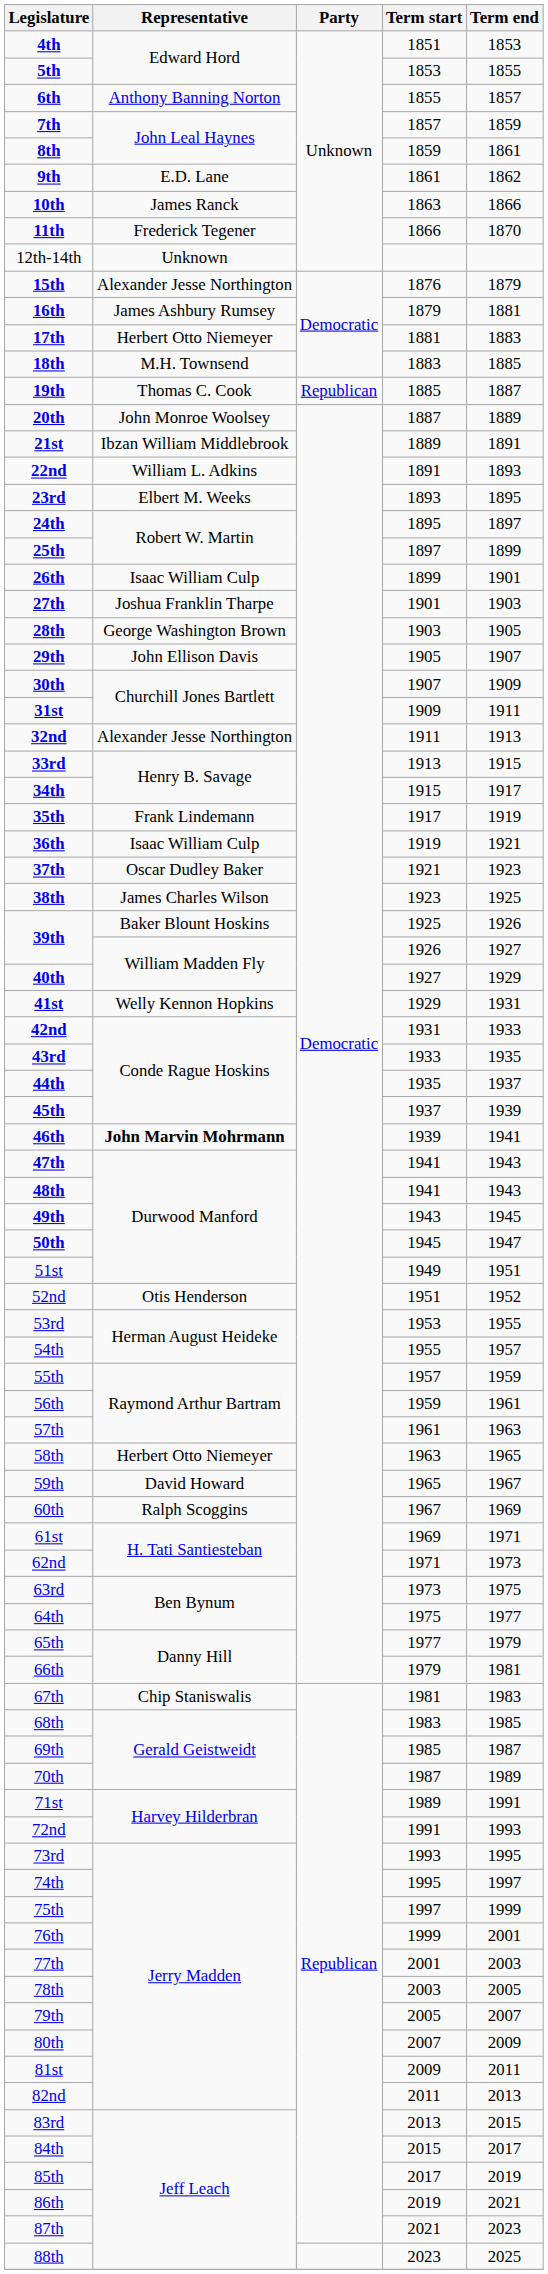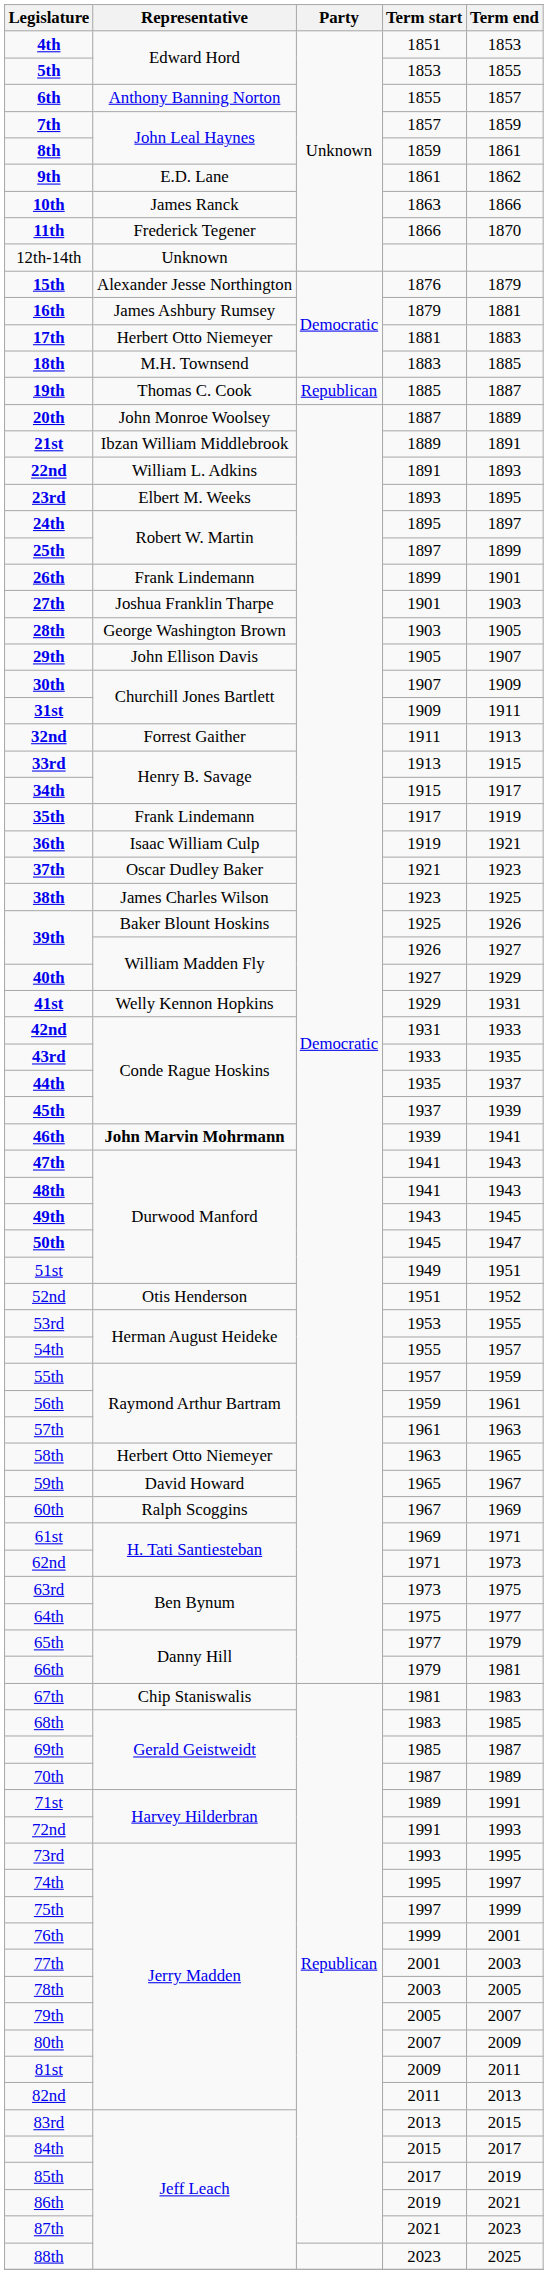(195, 577) Isaac William Culp -> (195, 577) Frank Lindemann
(195, 737) Alexander Jesse Northington -> (195, 737) Forrest Gaither
